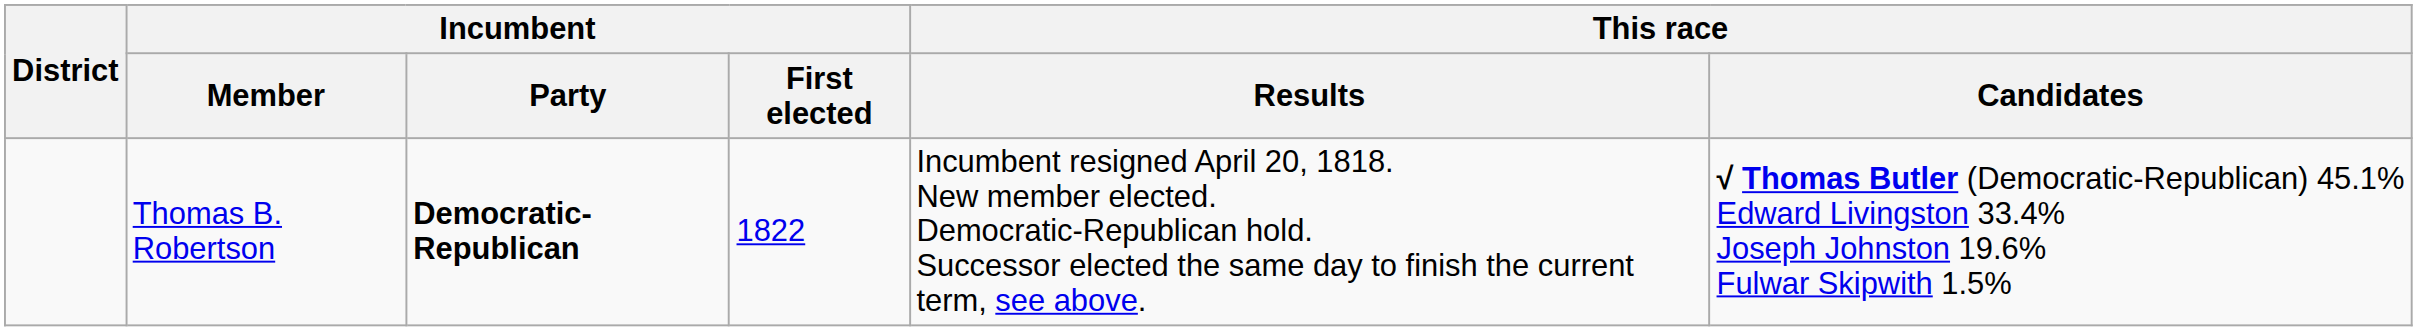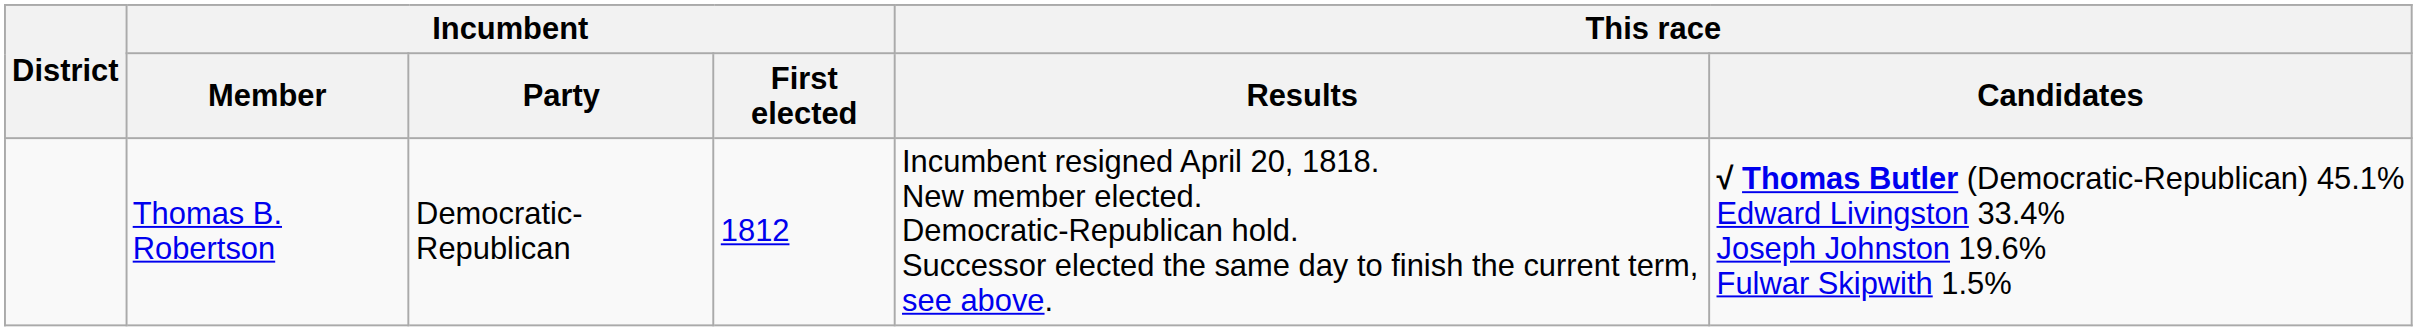(502, 231) bold -> (499, 231) normal
(771, 231) 1822 -> (755, 231) 1812
